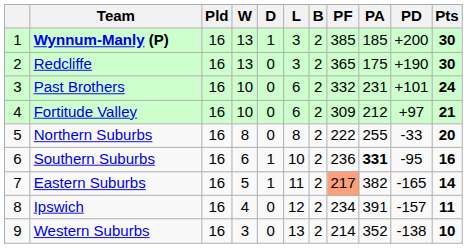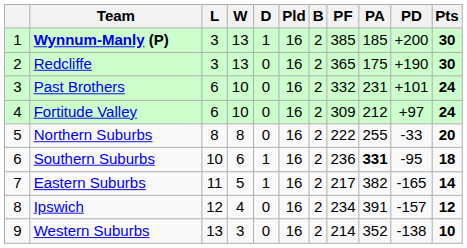columns swapped: (217, 16) <-> (296, 16)
(447, 111) 21 -> (447, 111) 24
(447, 159) 16 -> (447, 159) 18
(343, 183) lightsalmon background -> (343, 183) no background
(447, 207) 11 -> (447, 207) 12
